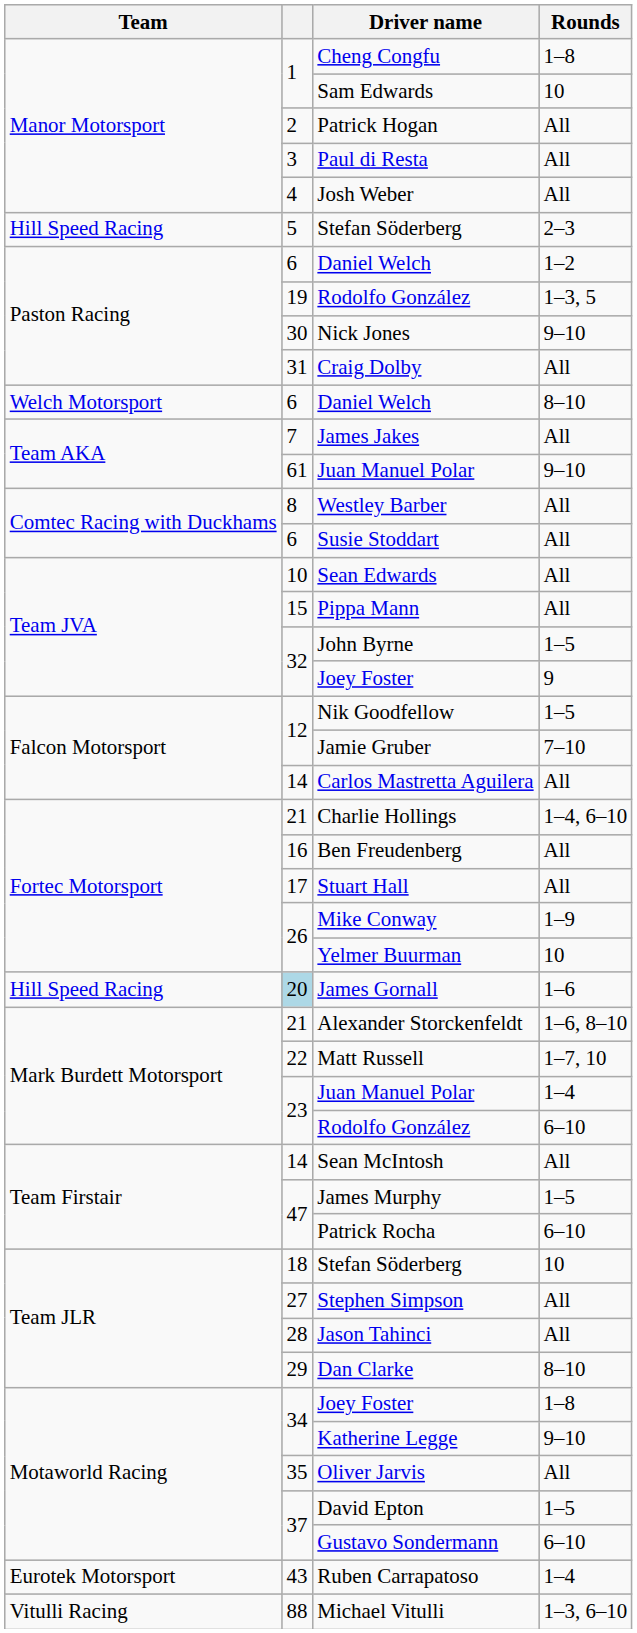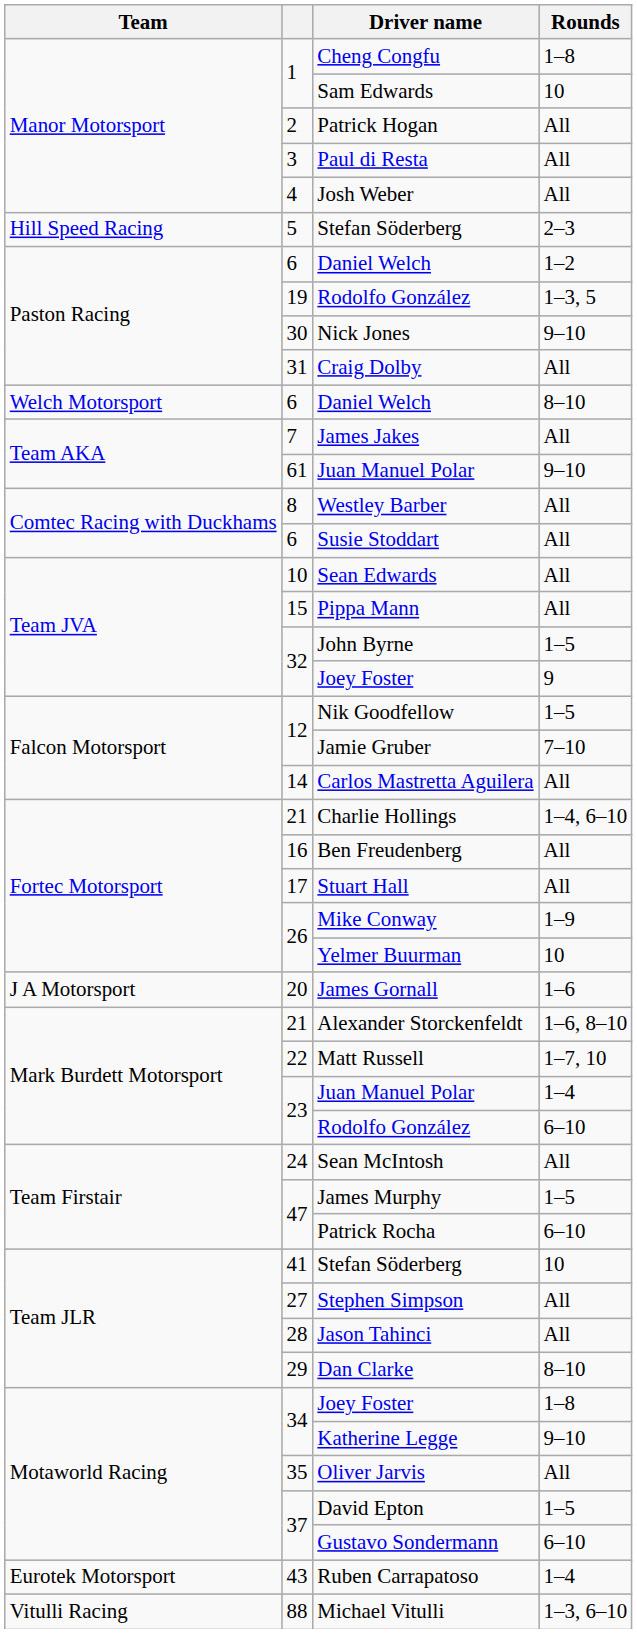(86, 988) Hill Speed Racing -> (73, 988) J A Motorsport
(297, 988) lightblue background -> (297, 988) no background
(297, 1161) 14 -> (297, 1161) 24
(297, 1265) 18 -> (297, 1265) 41
